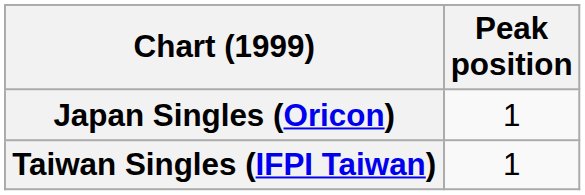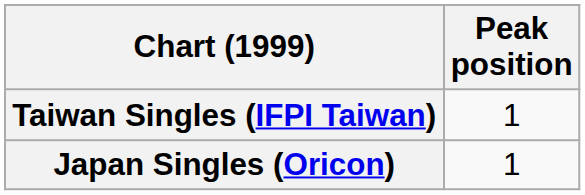rows swapped: (224, 114) <-> (224, 164)
